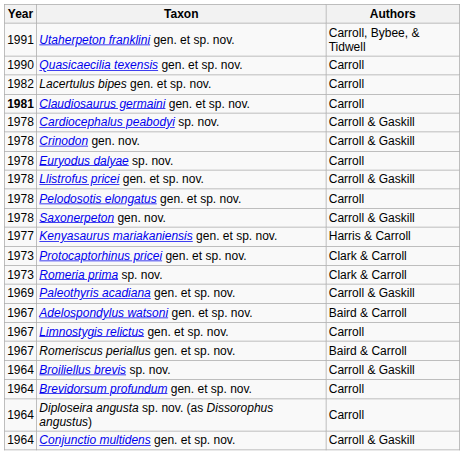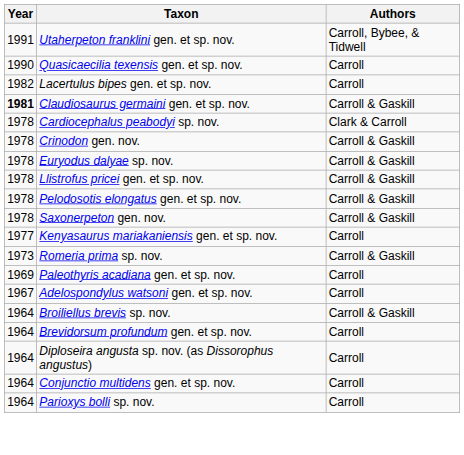(346, 103) Carroll -> (372, 103) Carroll & Gaskill
(372, 122) Carroll & Gaskill -> (368, 122) Clark & Carroll
(346, 160) Carroll -> (372, 160) Carroll & Gaskill
(346, 198) Carroll -> (372, 198) Carroll & Gaskill
(370, 236) Harris & Carroll -> (346, 236) Carroll
- row: (143, 255)
(368, 274) Clark & Carroll -> (372, 255) Carroll & Gaskill
(372, 293) Carroll & Gaskill -> (346, 274) Carroll
(368, 312) Baird & Carroll -> (346, 293) Carroll
- row: (134, 332)
- row: (137, 351)
(372, 440) Carroll & Gaskill -> (346, 383) Carroll
+ row: (97, 402)
